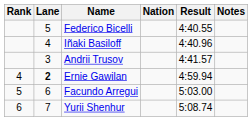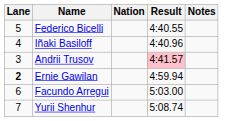- column: (19, 12)
(196, 60) no background -> (166, 60) pink background
